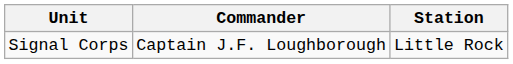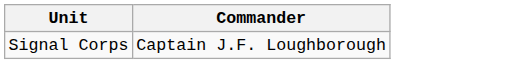- column: (449, 18)
